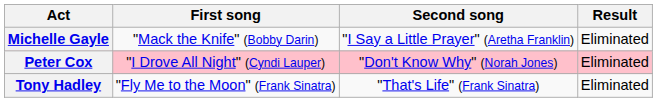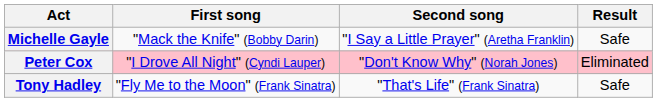(615, 39) Eliminated -> (615, 39) Safe
(615, 85) Eliminated -> (615, 85) Safe
